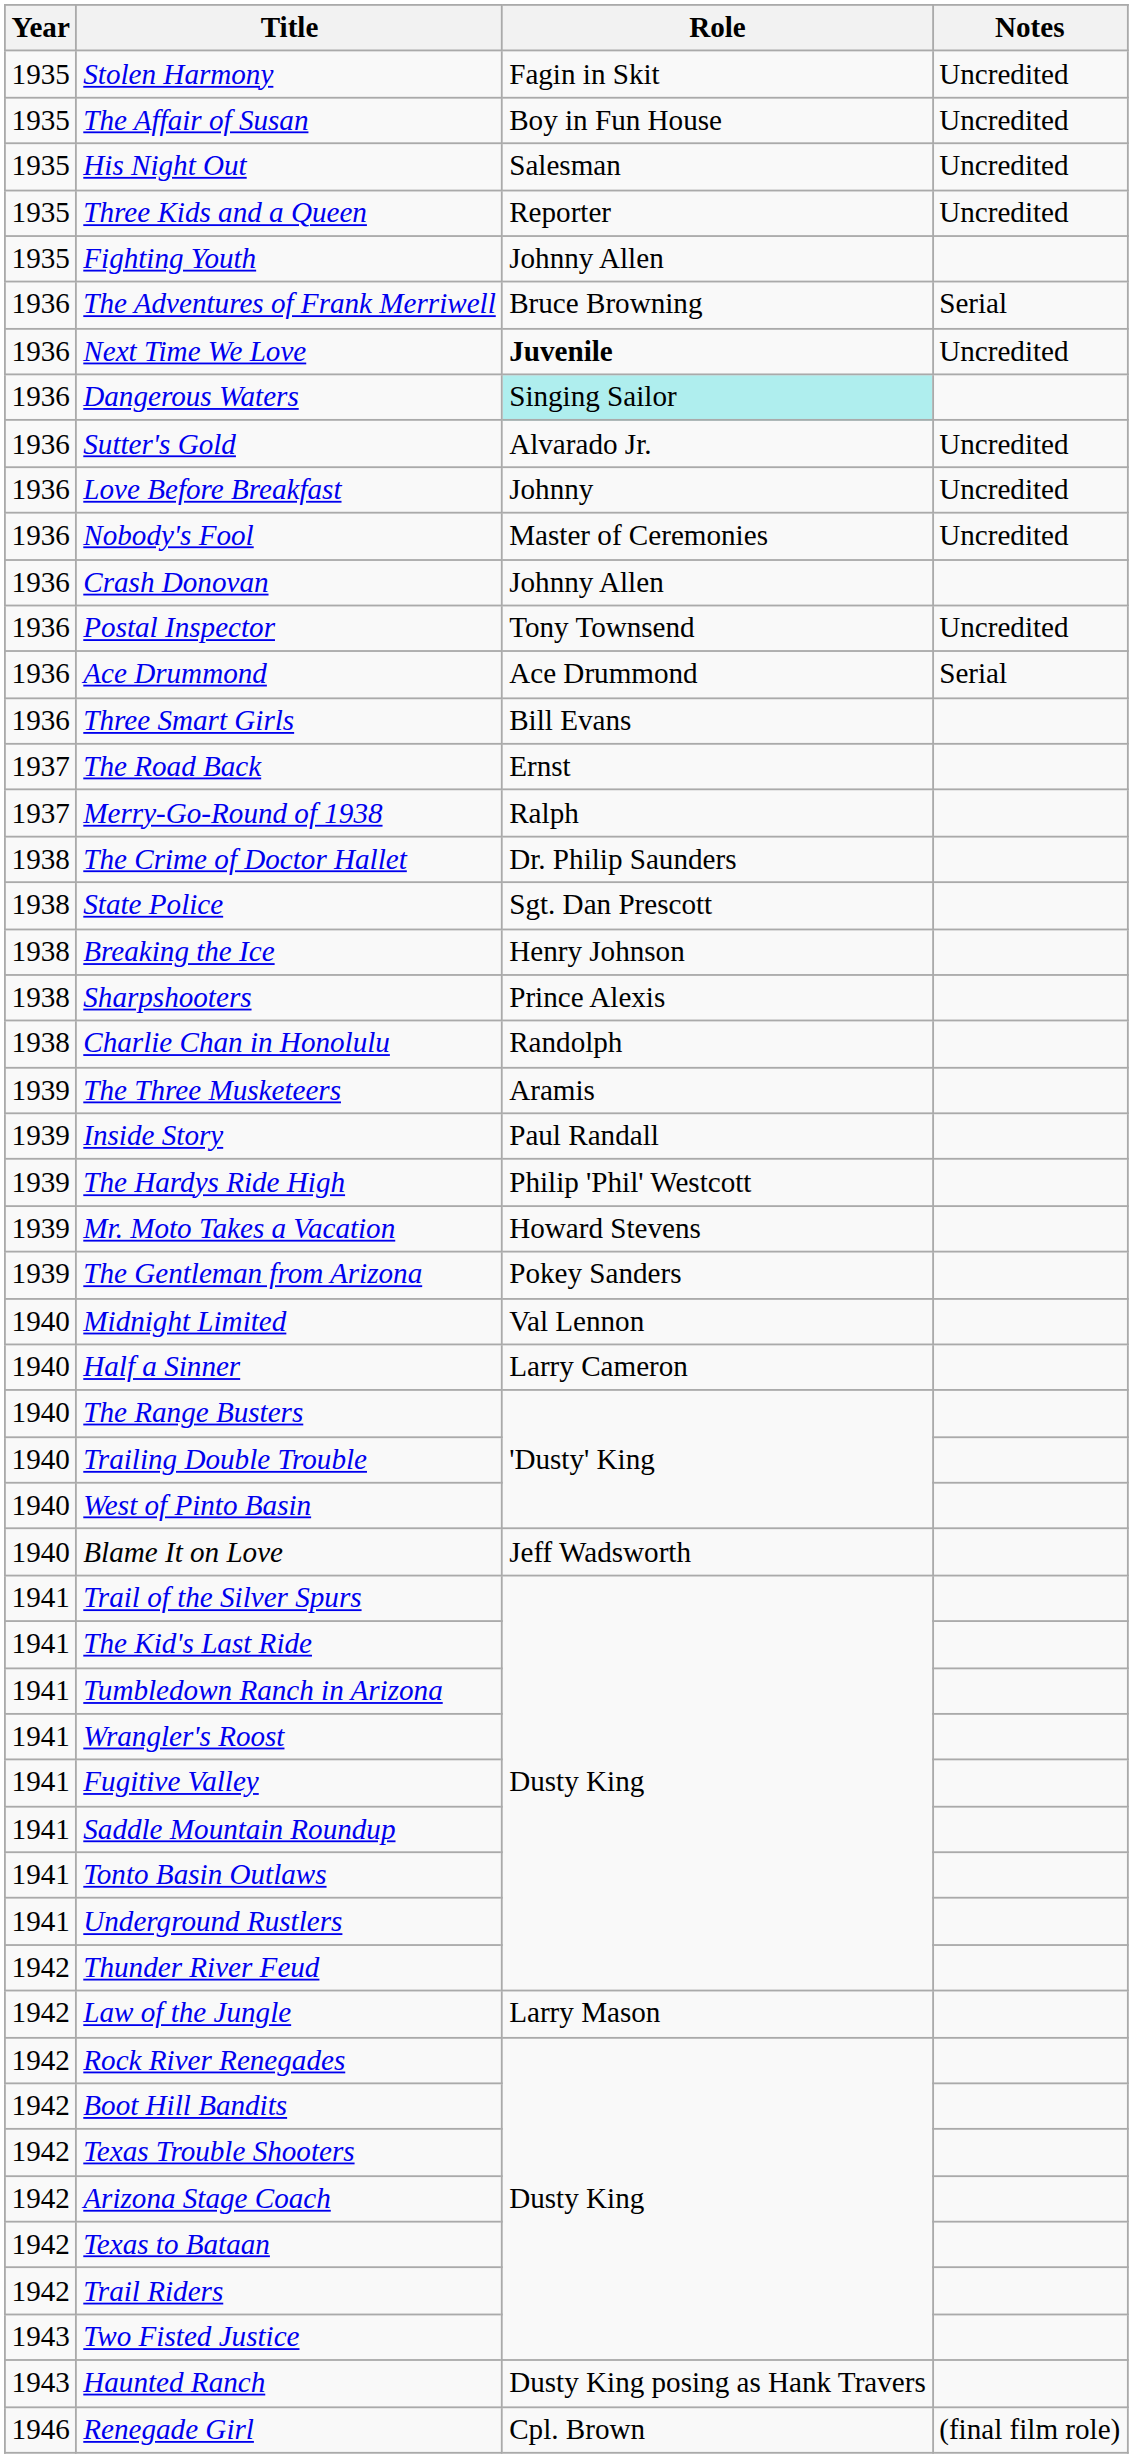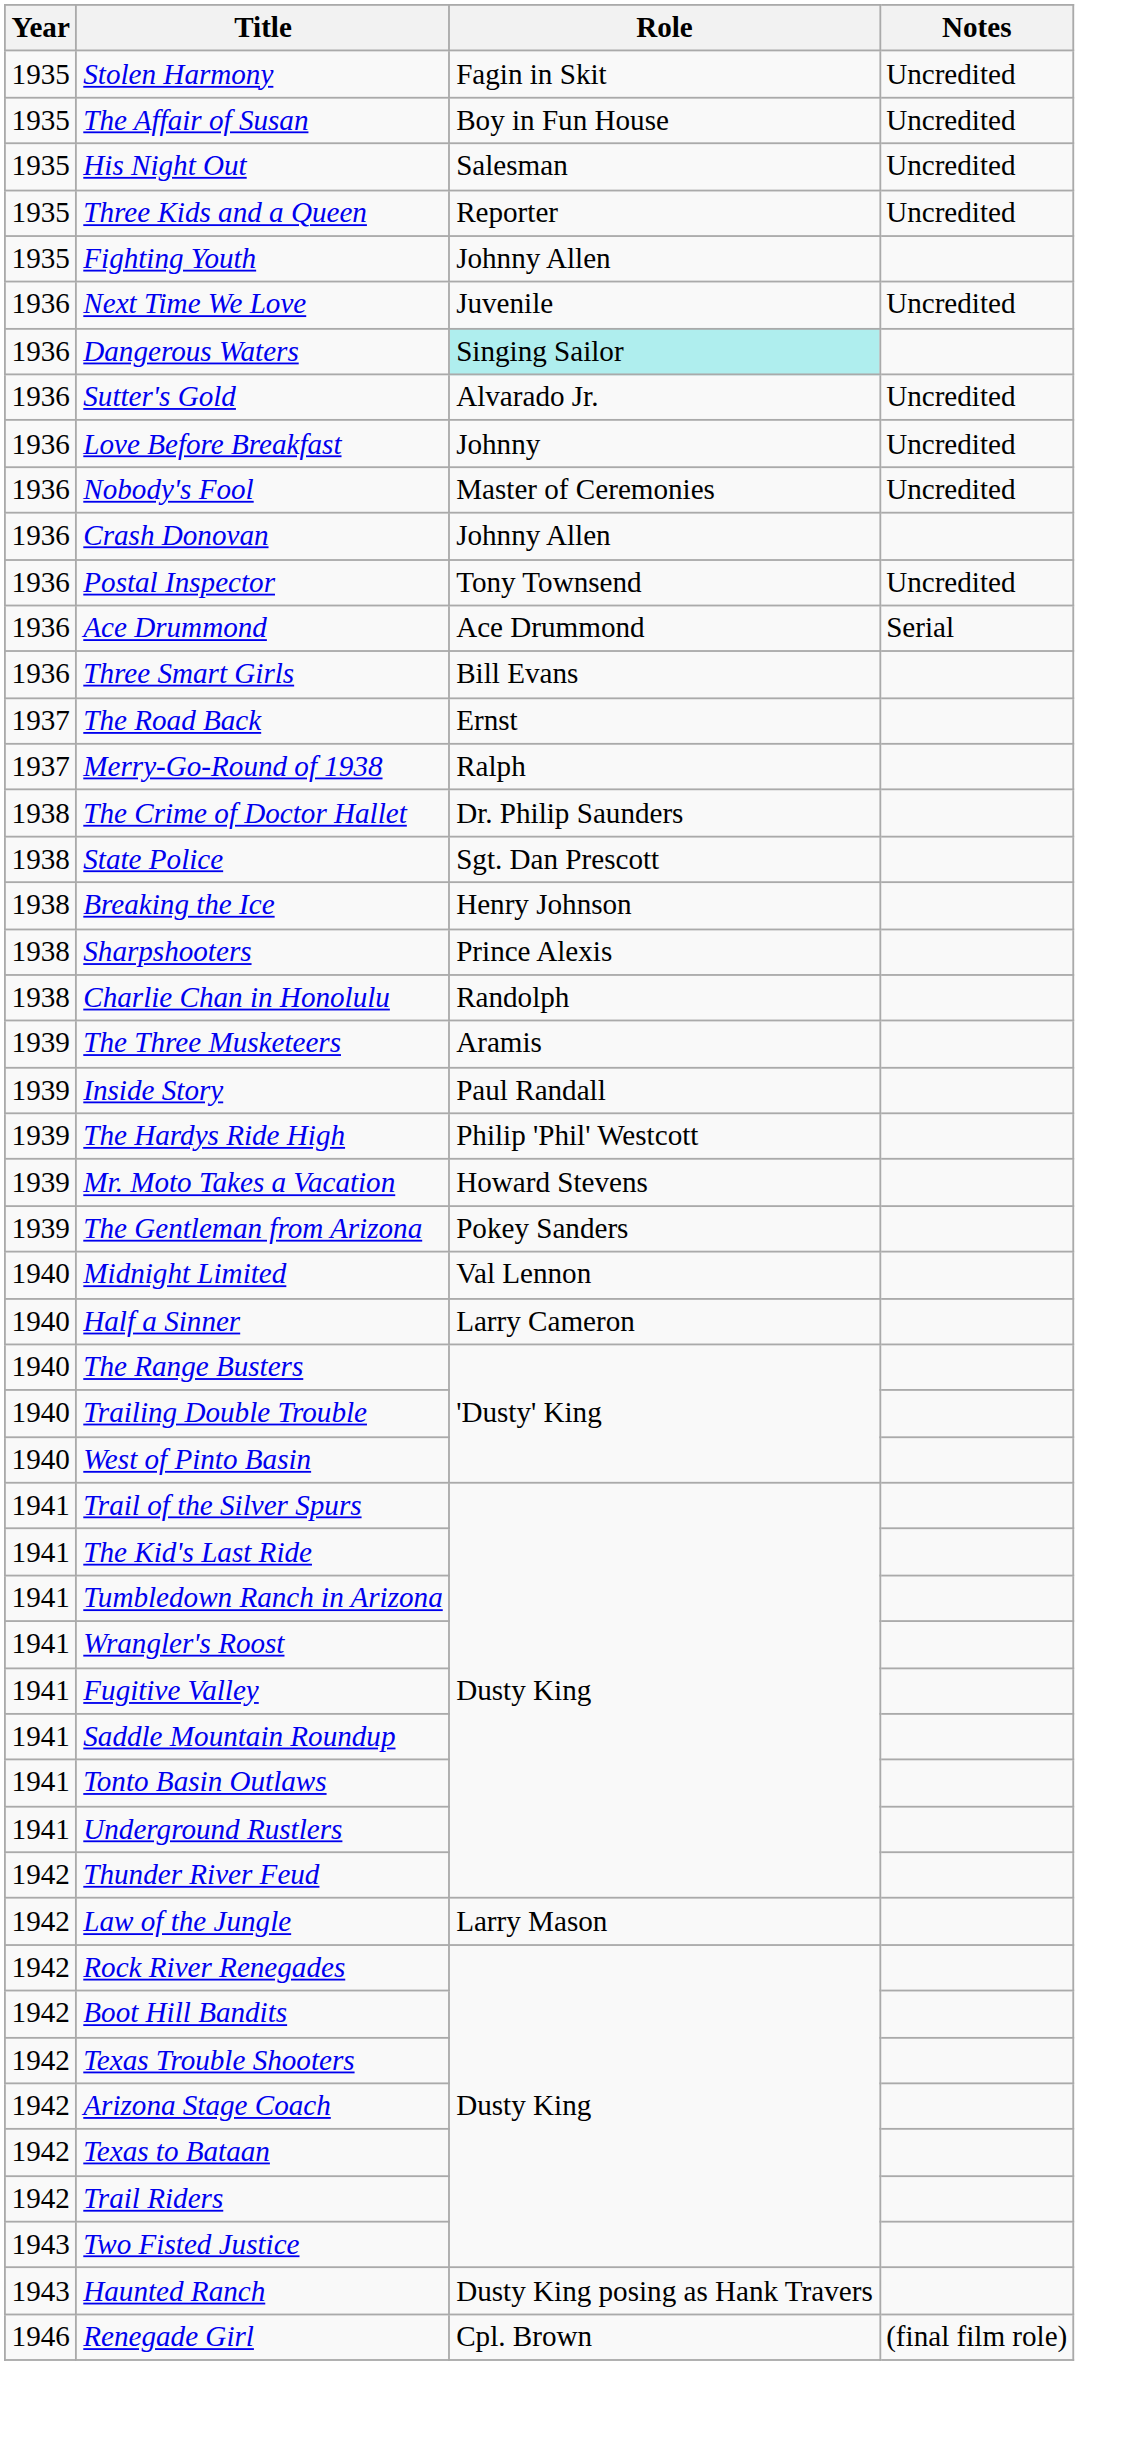- row: (290, 304)
(561, 350) bold -> (505, 304) normal
- row: (183, 1551)
